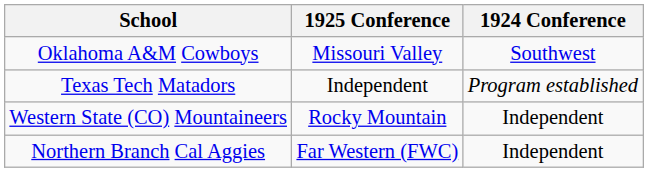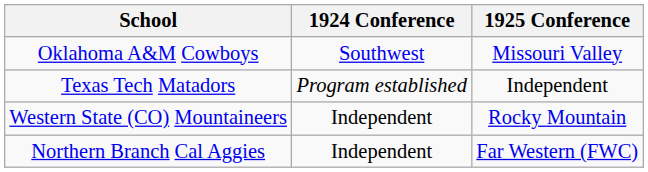columns swapped: (553, 20) <-> (377, 20)
